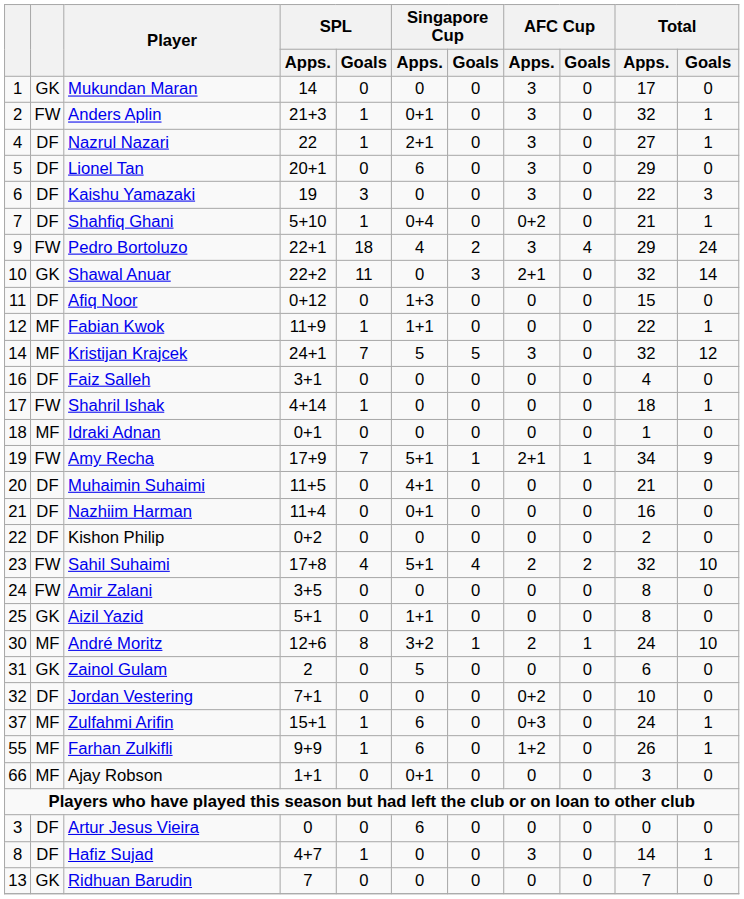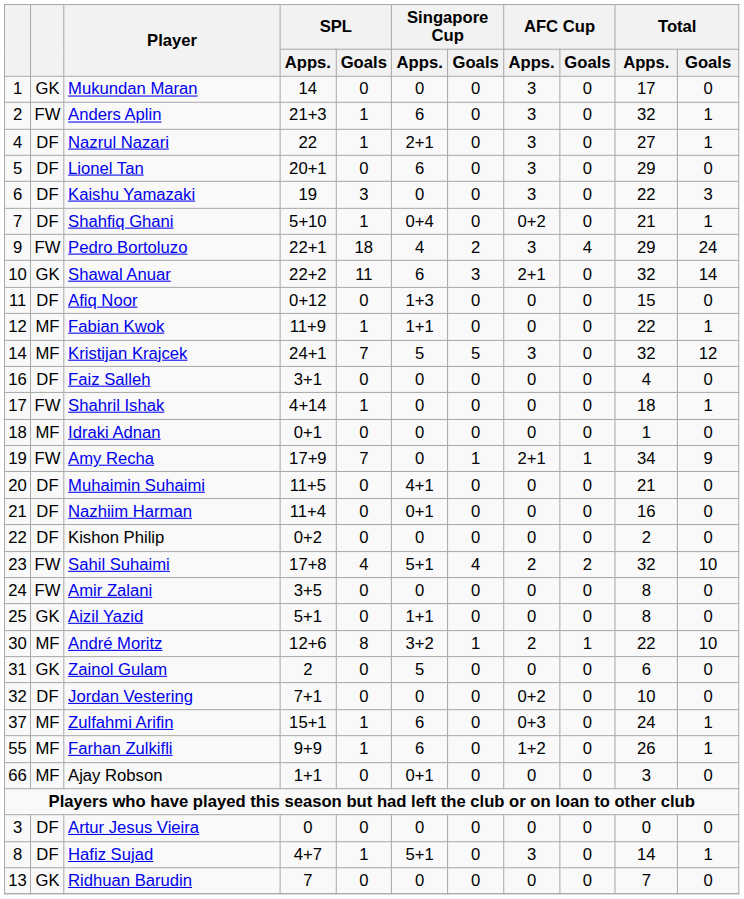(420, 115) 0+1 -> (420, 115) 6
(420, 273) 0 -> (420, 273) 6
(420, 458) 5+1 -> (420, 458) 0
(646, 643) 24 -> (646, 643) 22
(420, 828) 6 -> (420, 828) 0
(420, 854) 0 -> (420, 854) 5+1
